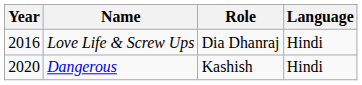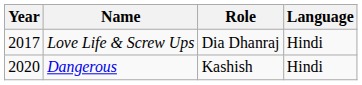(24, 42) 2016 -> (24, 42) 2017
